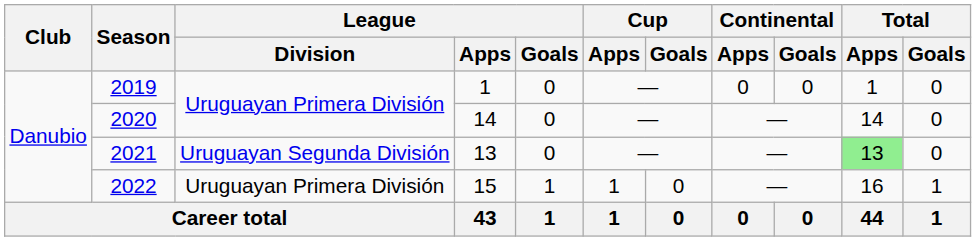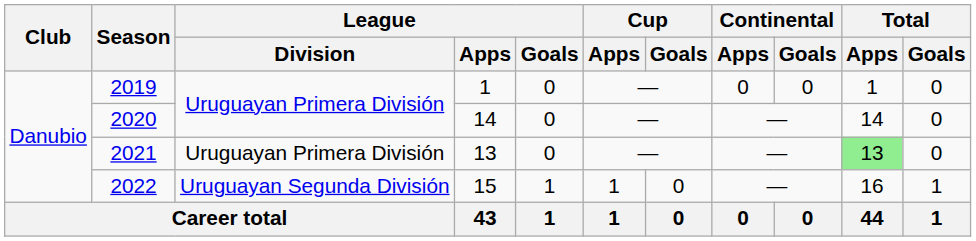(315, 152) Uruguayan Segunda División -> (315, 152) Uruguayan Primera División
(315, 185) Uruguayan Primera División -> (315, 185) Uruguayan Segunda División
